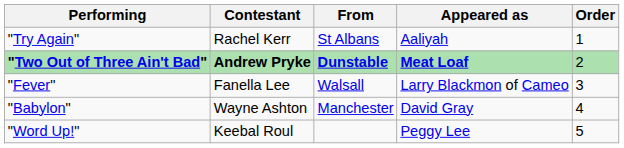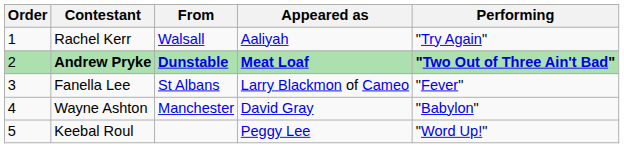columns swapped: (595, 16) <-> (107, 16)
(348, 39) St Albans -> (181, 39) Walsall
(341, 85) Walsall -> (189, 85) St Albans
